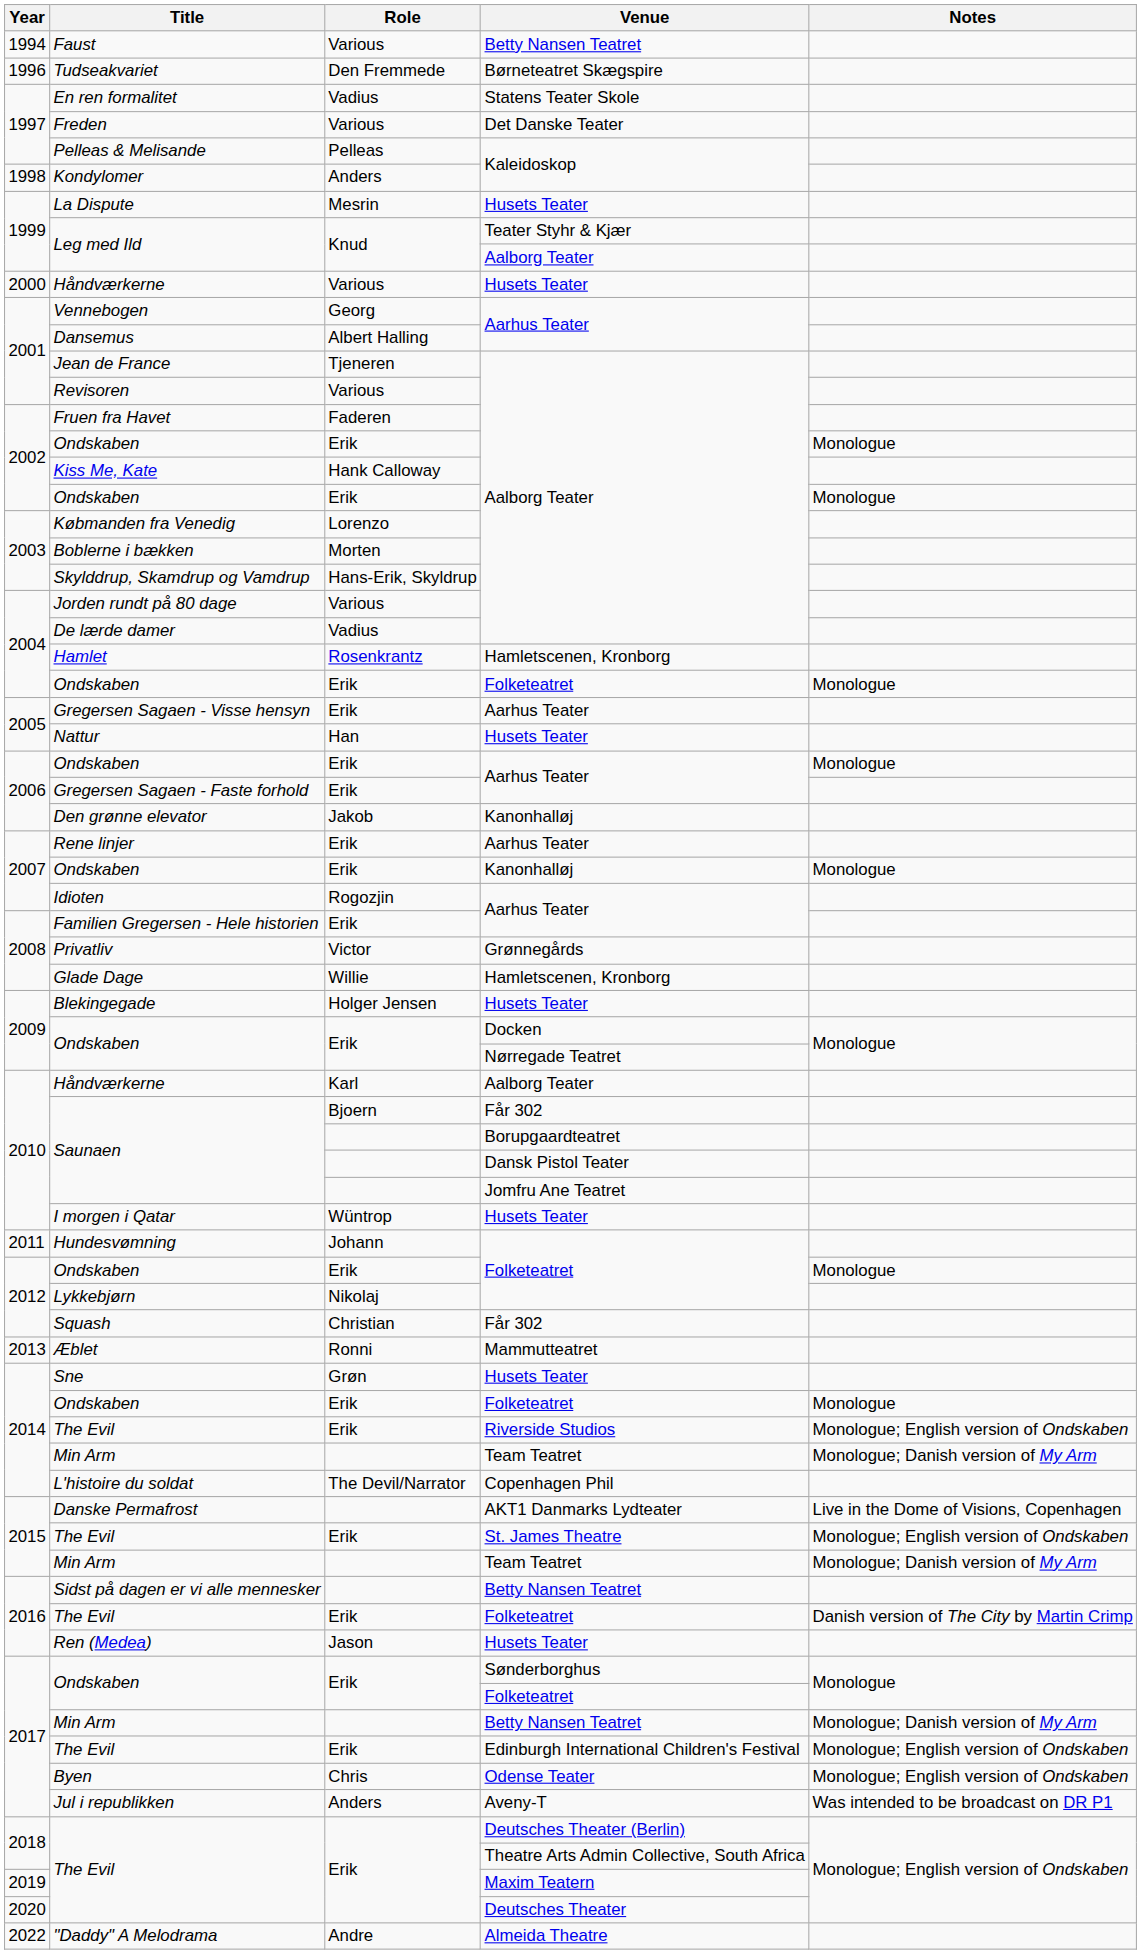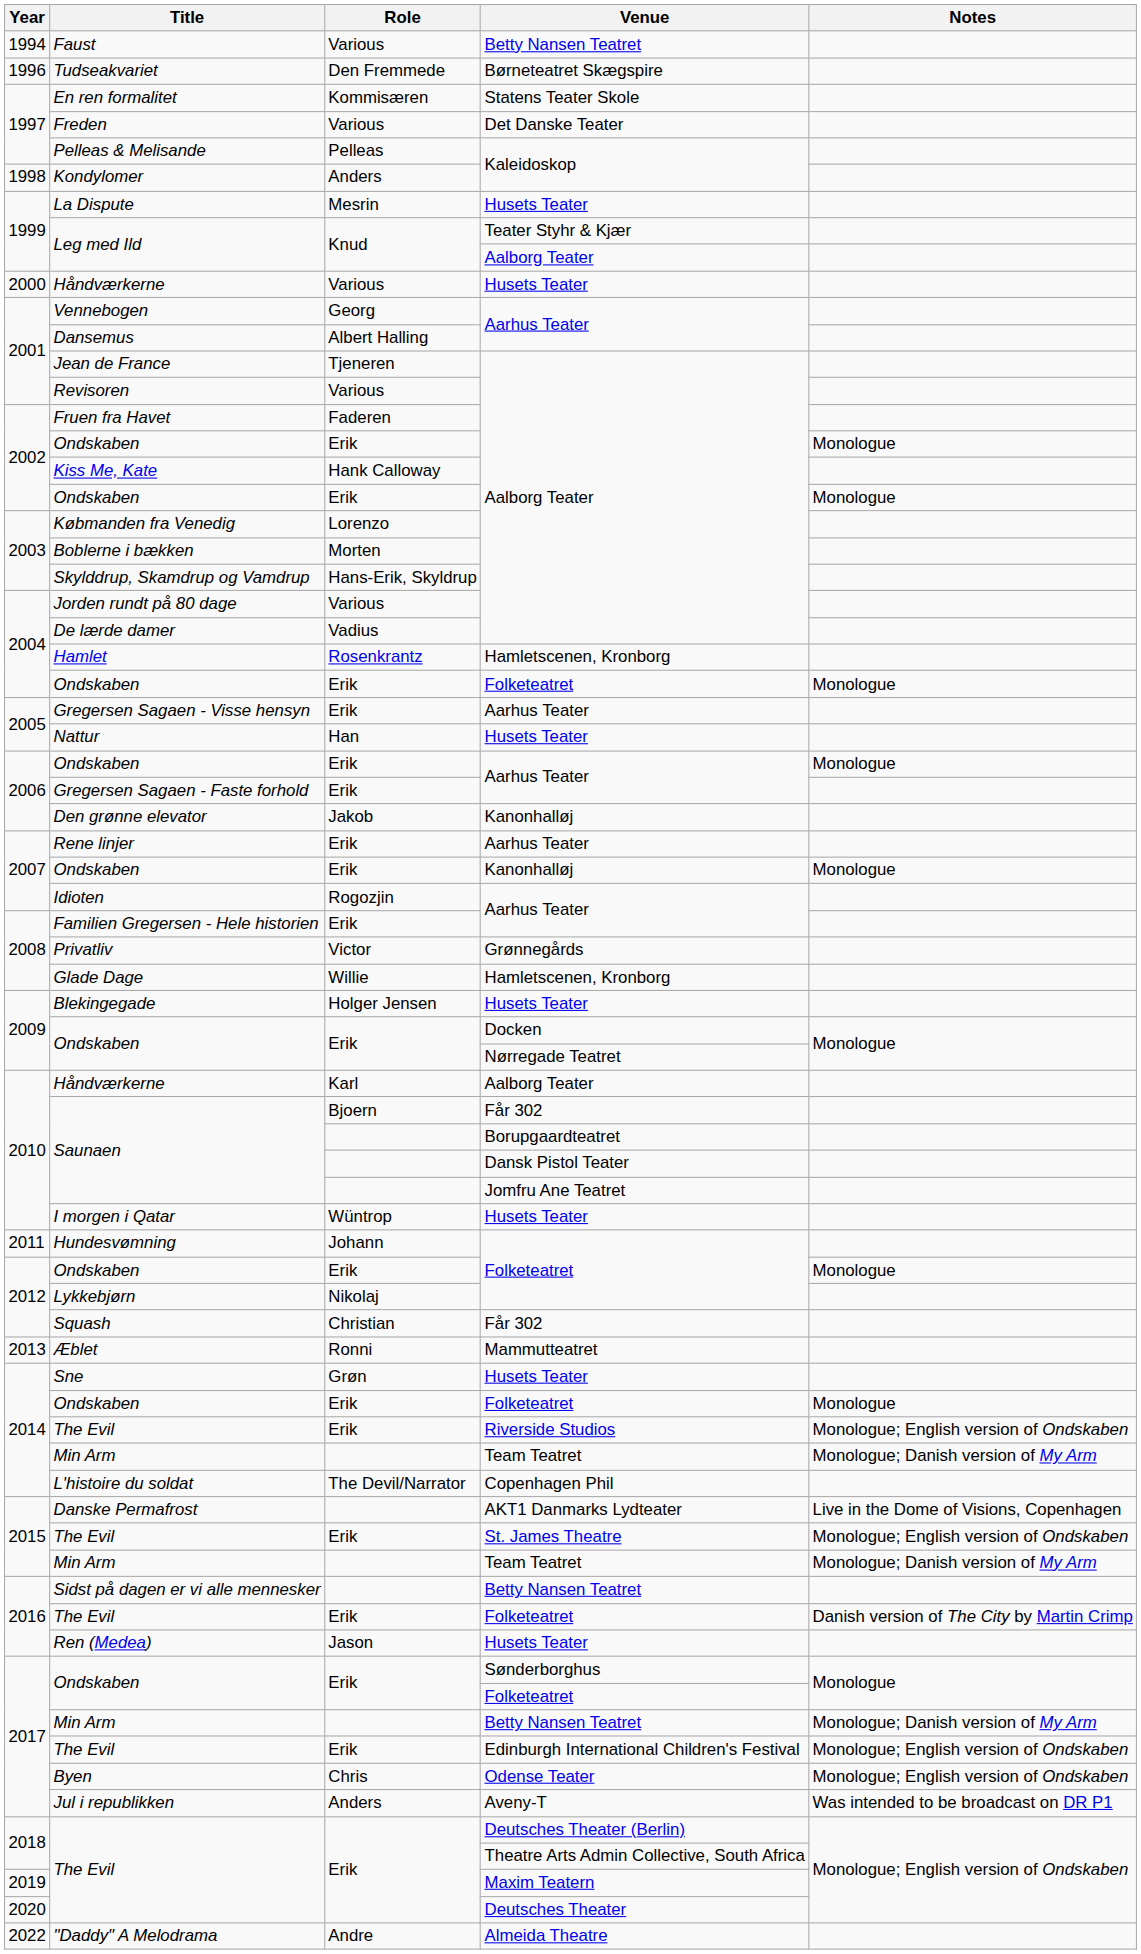(353, 97) Vadius -> (378, 97) Kommisæren
